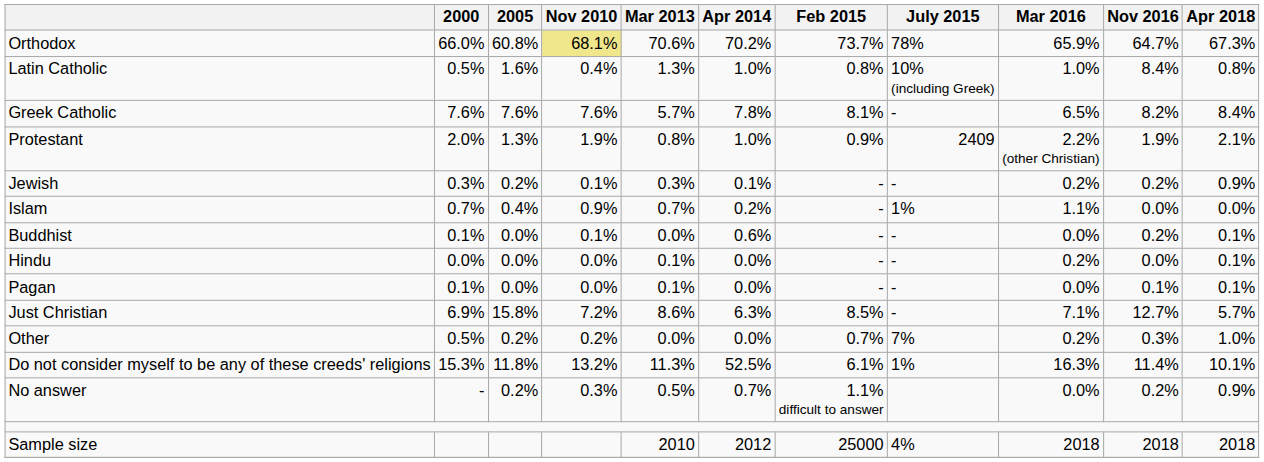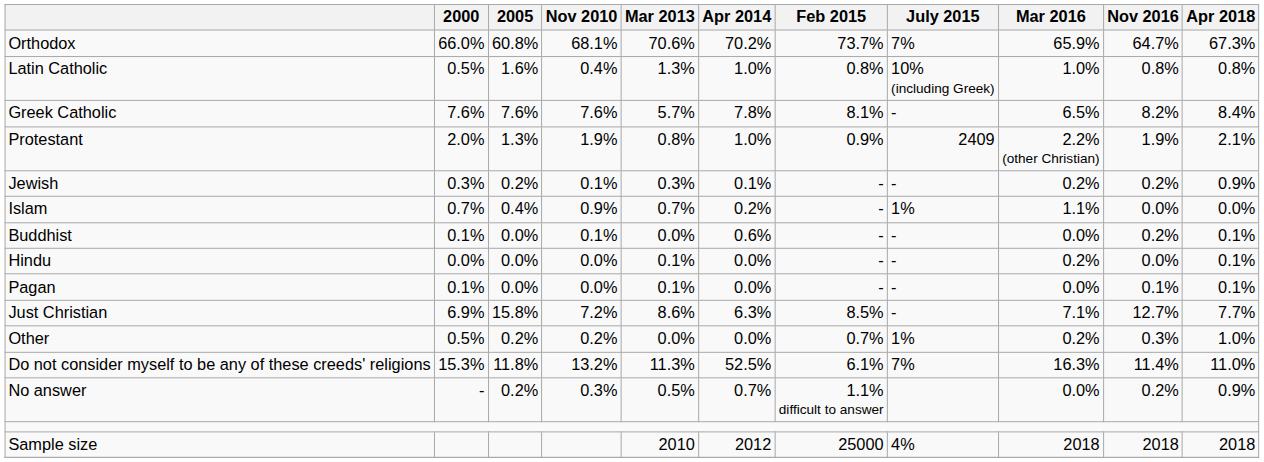(594, 43) khaki background -> (594, 43) no background
(907, 43) 78% -> (903, 43) 7%
(1160, 69) 8.4% -> (1160, 69) 0.8%
(1237, 312) 5.7% -> (1237, 312) 7.7%
(903, 338) 7% -> (903, 338) 1%
(903, 364) 1% -> (903, 364) 7%
(1232, 364) 10.1% -> (1233, 364) 11.0%
